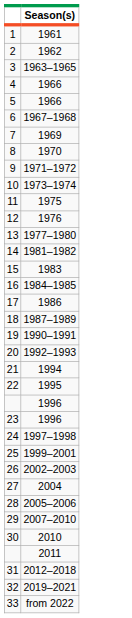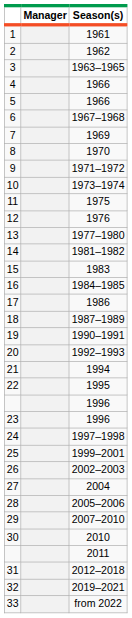+ column: (45, 15)
